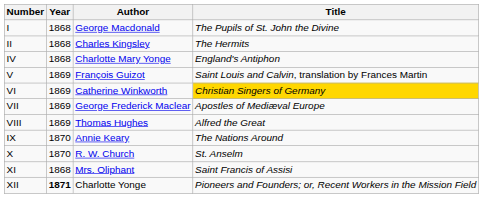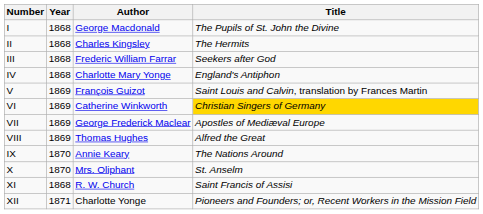+ row: (11, 59)
(105, 153) R. W. Church -> (105, 169) Mrs. Oliphant
(105, 169) Mrs. Oliphant -> (105, 185) R. W. Church
(60, 185) bold -> (60, 201) normal
